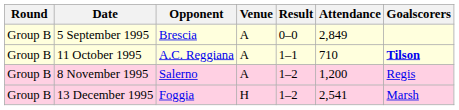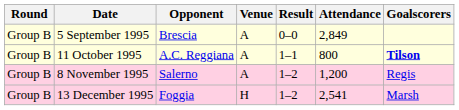(328, 54) 710 -> (328, 54) 800
